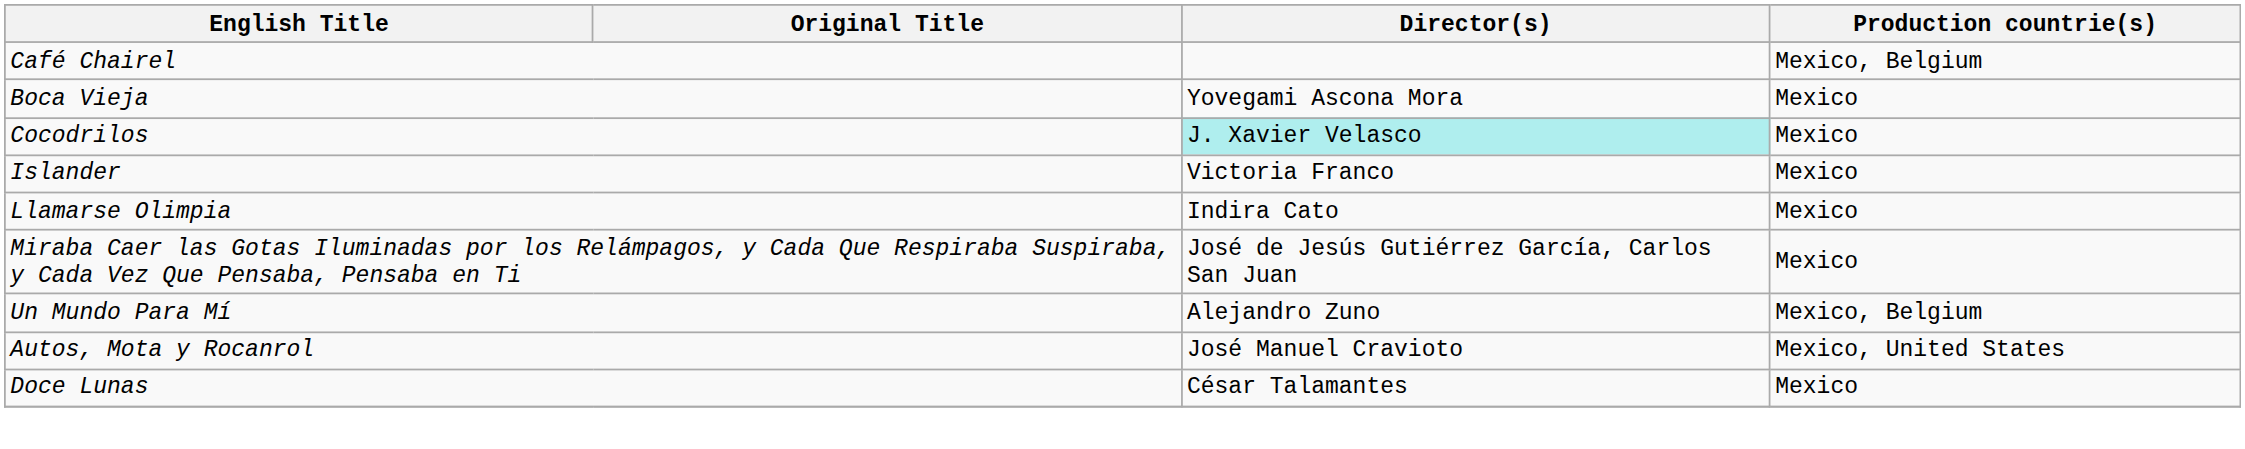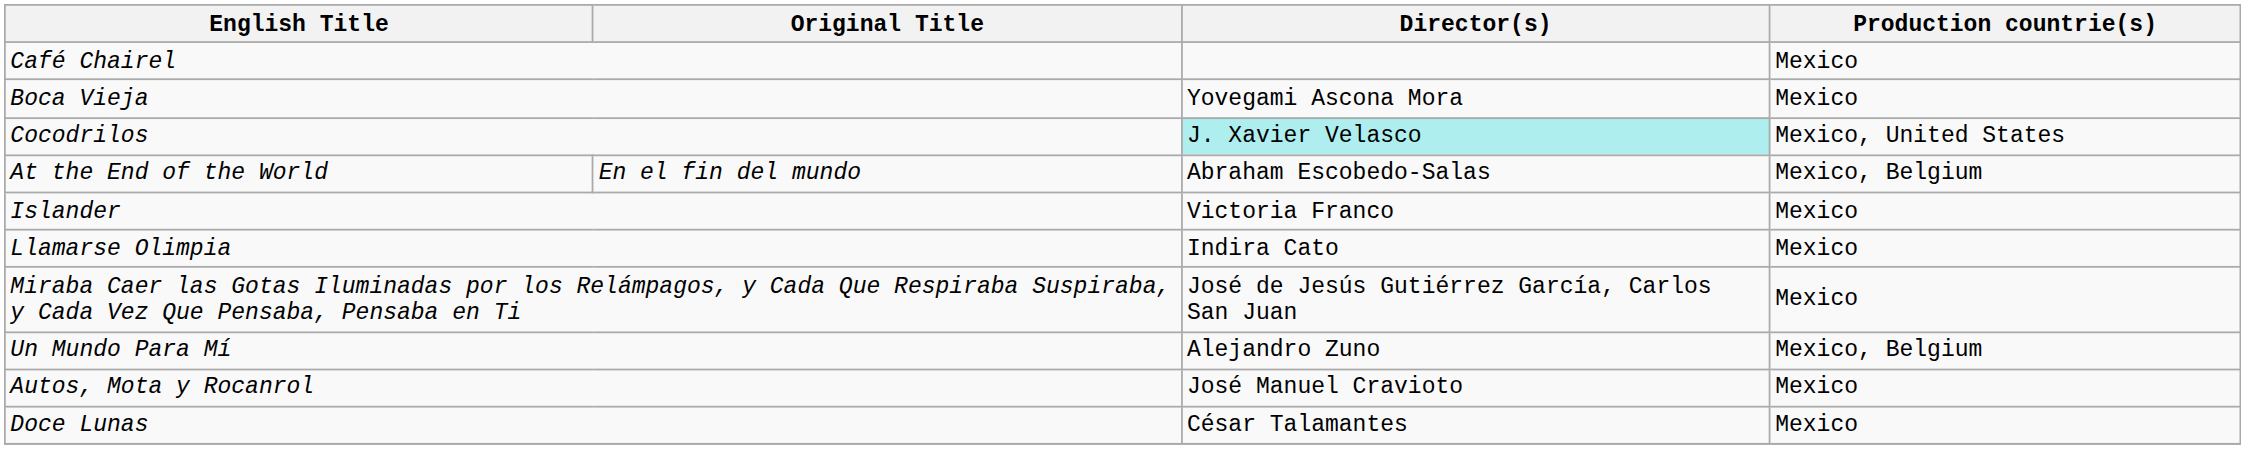(1879, 61) Mexico, Belgium -> (1817, 61) Mexico
(1817, 136) Mexico -> (1920, 136) Mexico, United States
+ row: (169, 174)
(1920, 350) Mexico, United States -> (1817, 388) Mexico
